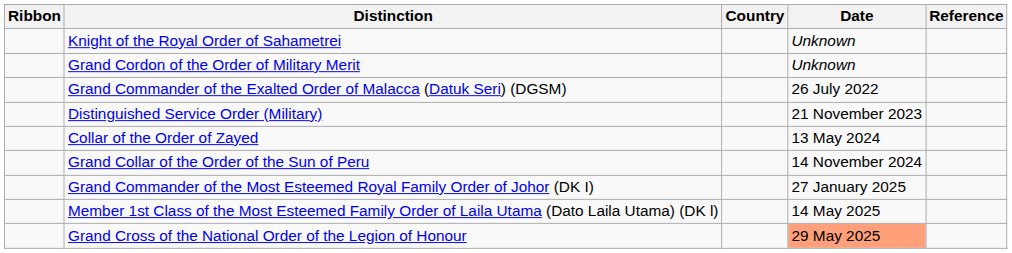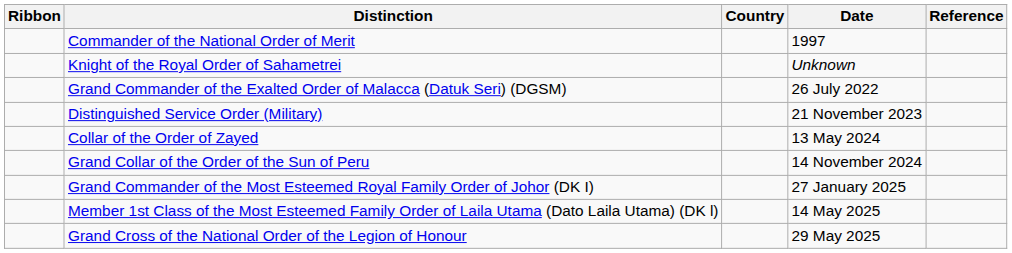+ row: (211, 41)
- row: (214, 65)
(836, 235) lightsalmon background -> (836, 235) no background
